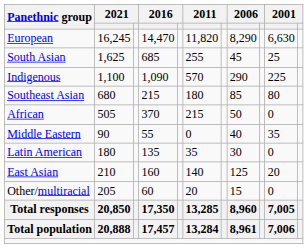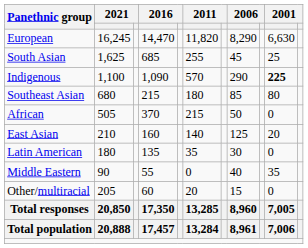(277, 76) normal -> (277, 76) bold
rows swapped: (33, 171) <-> (44, 133)
